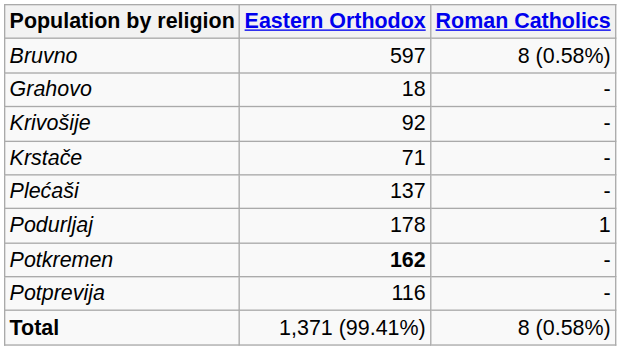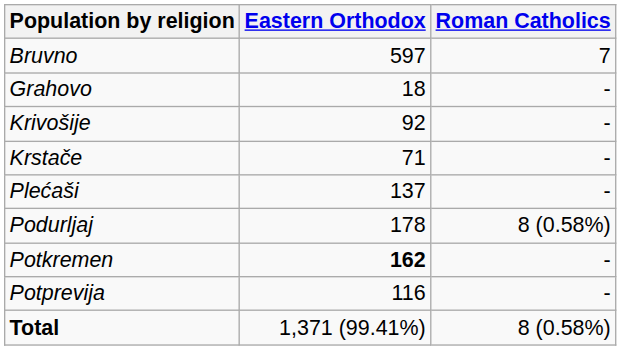(564, 55) 8 (0.58%) -> (605, 55) 7
(605, 225) 1 -> (564, 225) 8 (0.58%)
